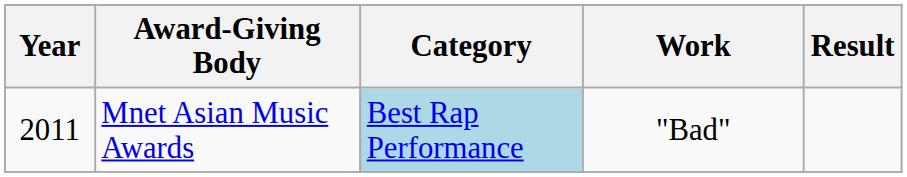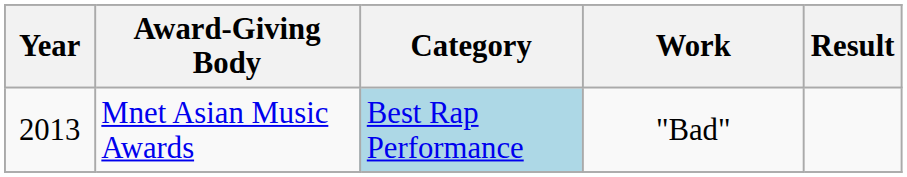(50, 129) 2011 -> (50, 129) 2013
